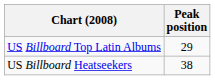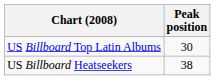(187, 46) 29 -> (187, 46) 30
